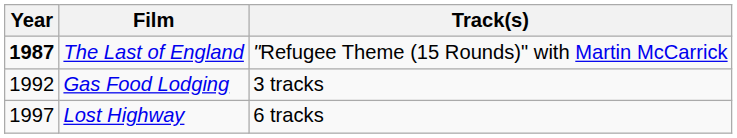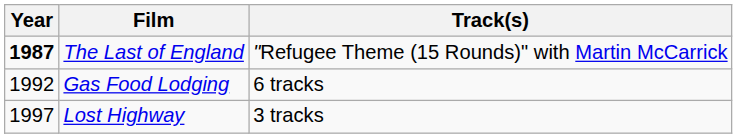(288, 84) 3 tracks -> (288, 84) 6 tracks
(288, 116) 6 tracks -> (288, 116) 3 tracks
